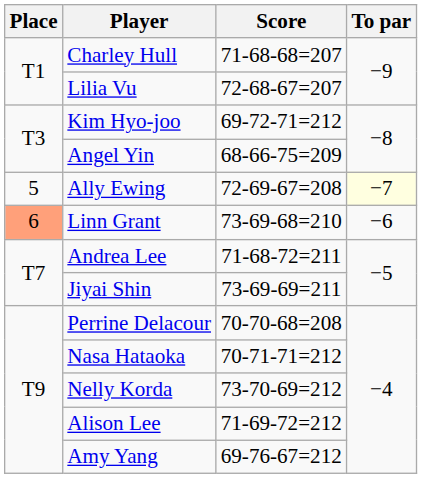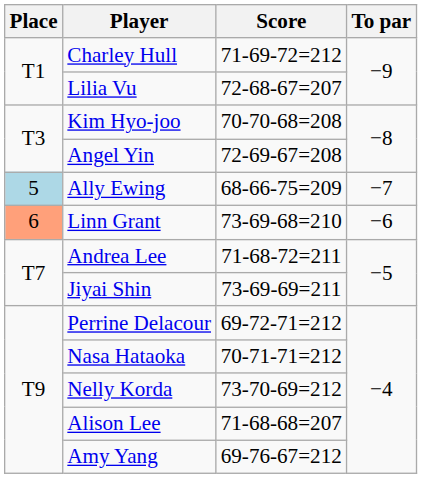(281, 54) 71-68-68=207 -> (281, 54) 71-69-72=212
(281, 121) 69-72-71=212 -> (281, 121) 70-70-68=208
(281, 155) 68-66-75=209 -> (281, 155) 72-69-67=208
(34, 188) no background -> (34, 188) lightblue background
(281, 188) 72-69-67=208 -> (281, 188) 68-66-75=209
(381, 188) lightyellow background -> (381, 188) no background
(281, 322) 70-70-68=208 -> (281, 322) 69-72-71=212
(281, 423) 71-69-72=212 -> (281, 423) 71-68-68=207
